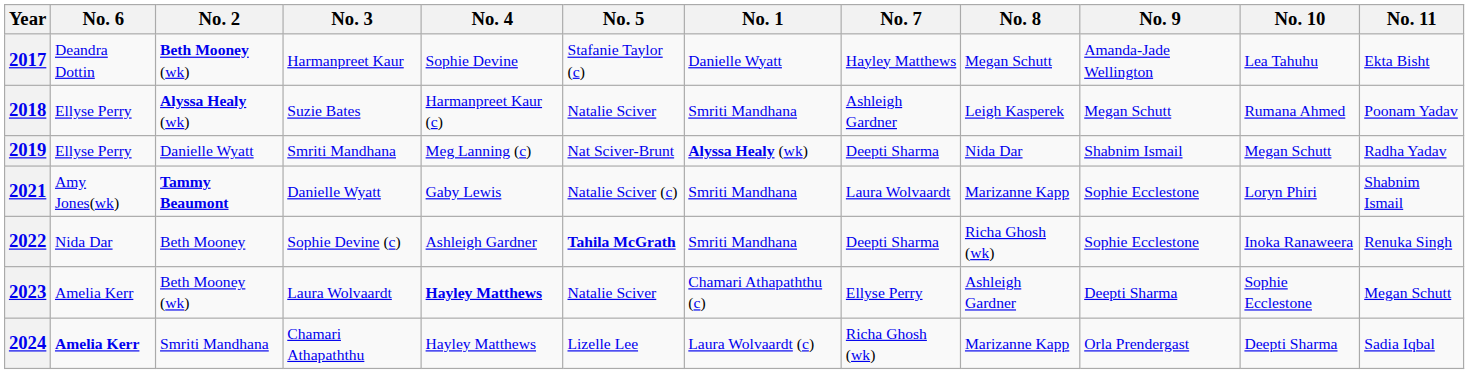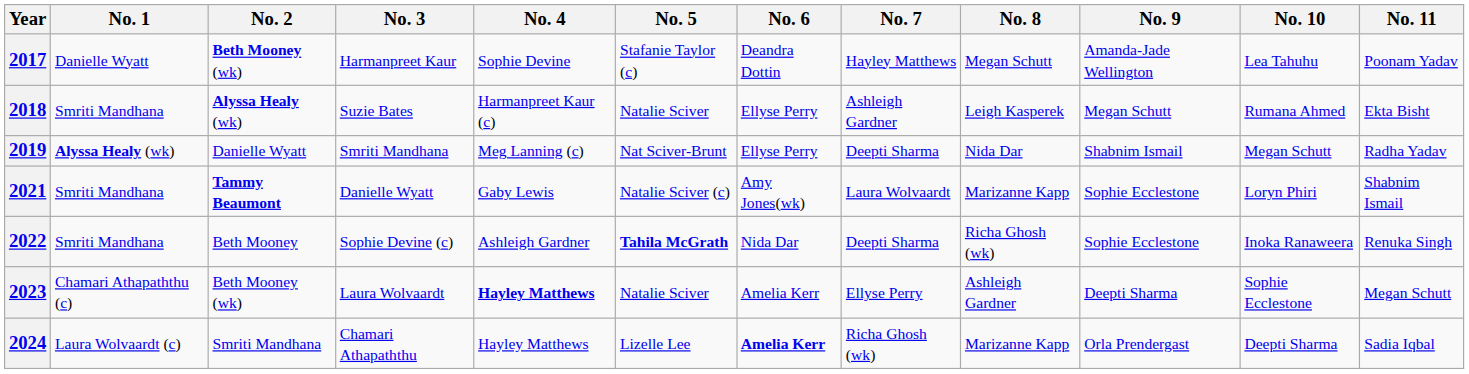columns swapped: (763, 19) <-> (103, 19)
(1397, 60) Ekta Bisht -> (1411, 60) Poonam Yadav
(1411, 111) Poonam Yadav -> (1397, 111) Ekta Bisht
